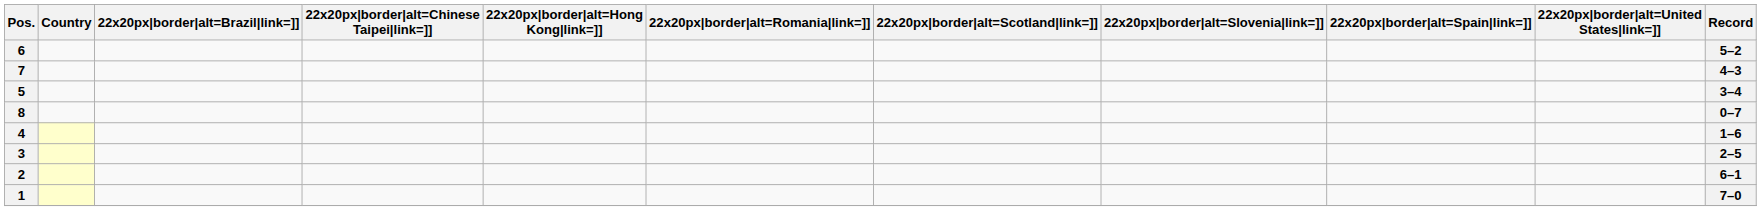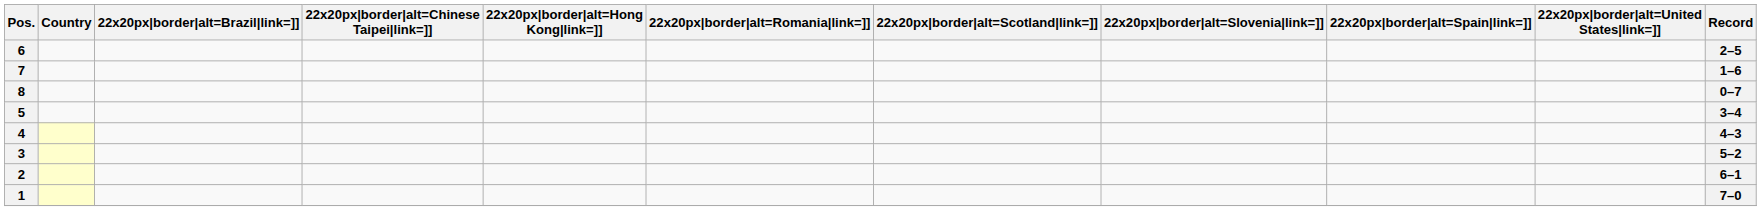(1731, 50) 5–2 -> (1731, 50) 2–5
(1731, 71) 4–3 -> (1731, 71) 1–6
rows swapped: (21, 92) <-> (21, 113)
(1731, 133) 1–6 -> (1731, 133) 4–3
(1731, 154) 2–5 -> (1731, 154) 5–2
